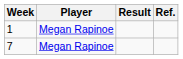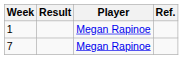columns swapped: (135, 12) <-> (76, 12)
